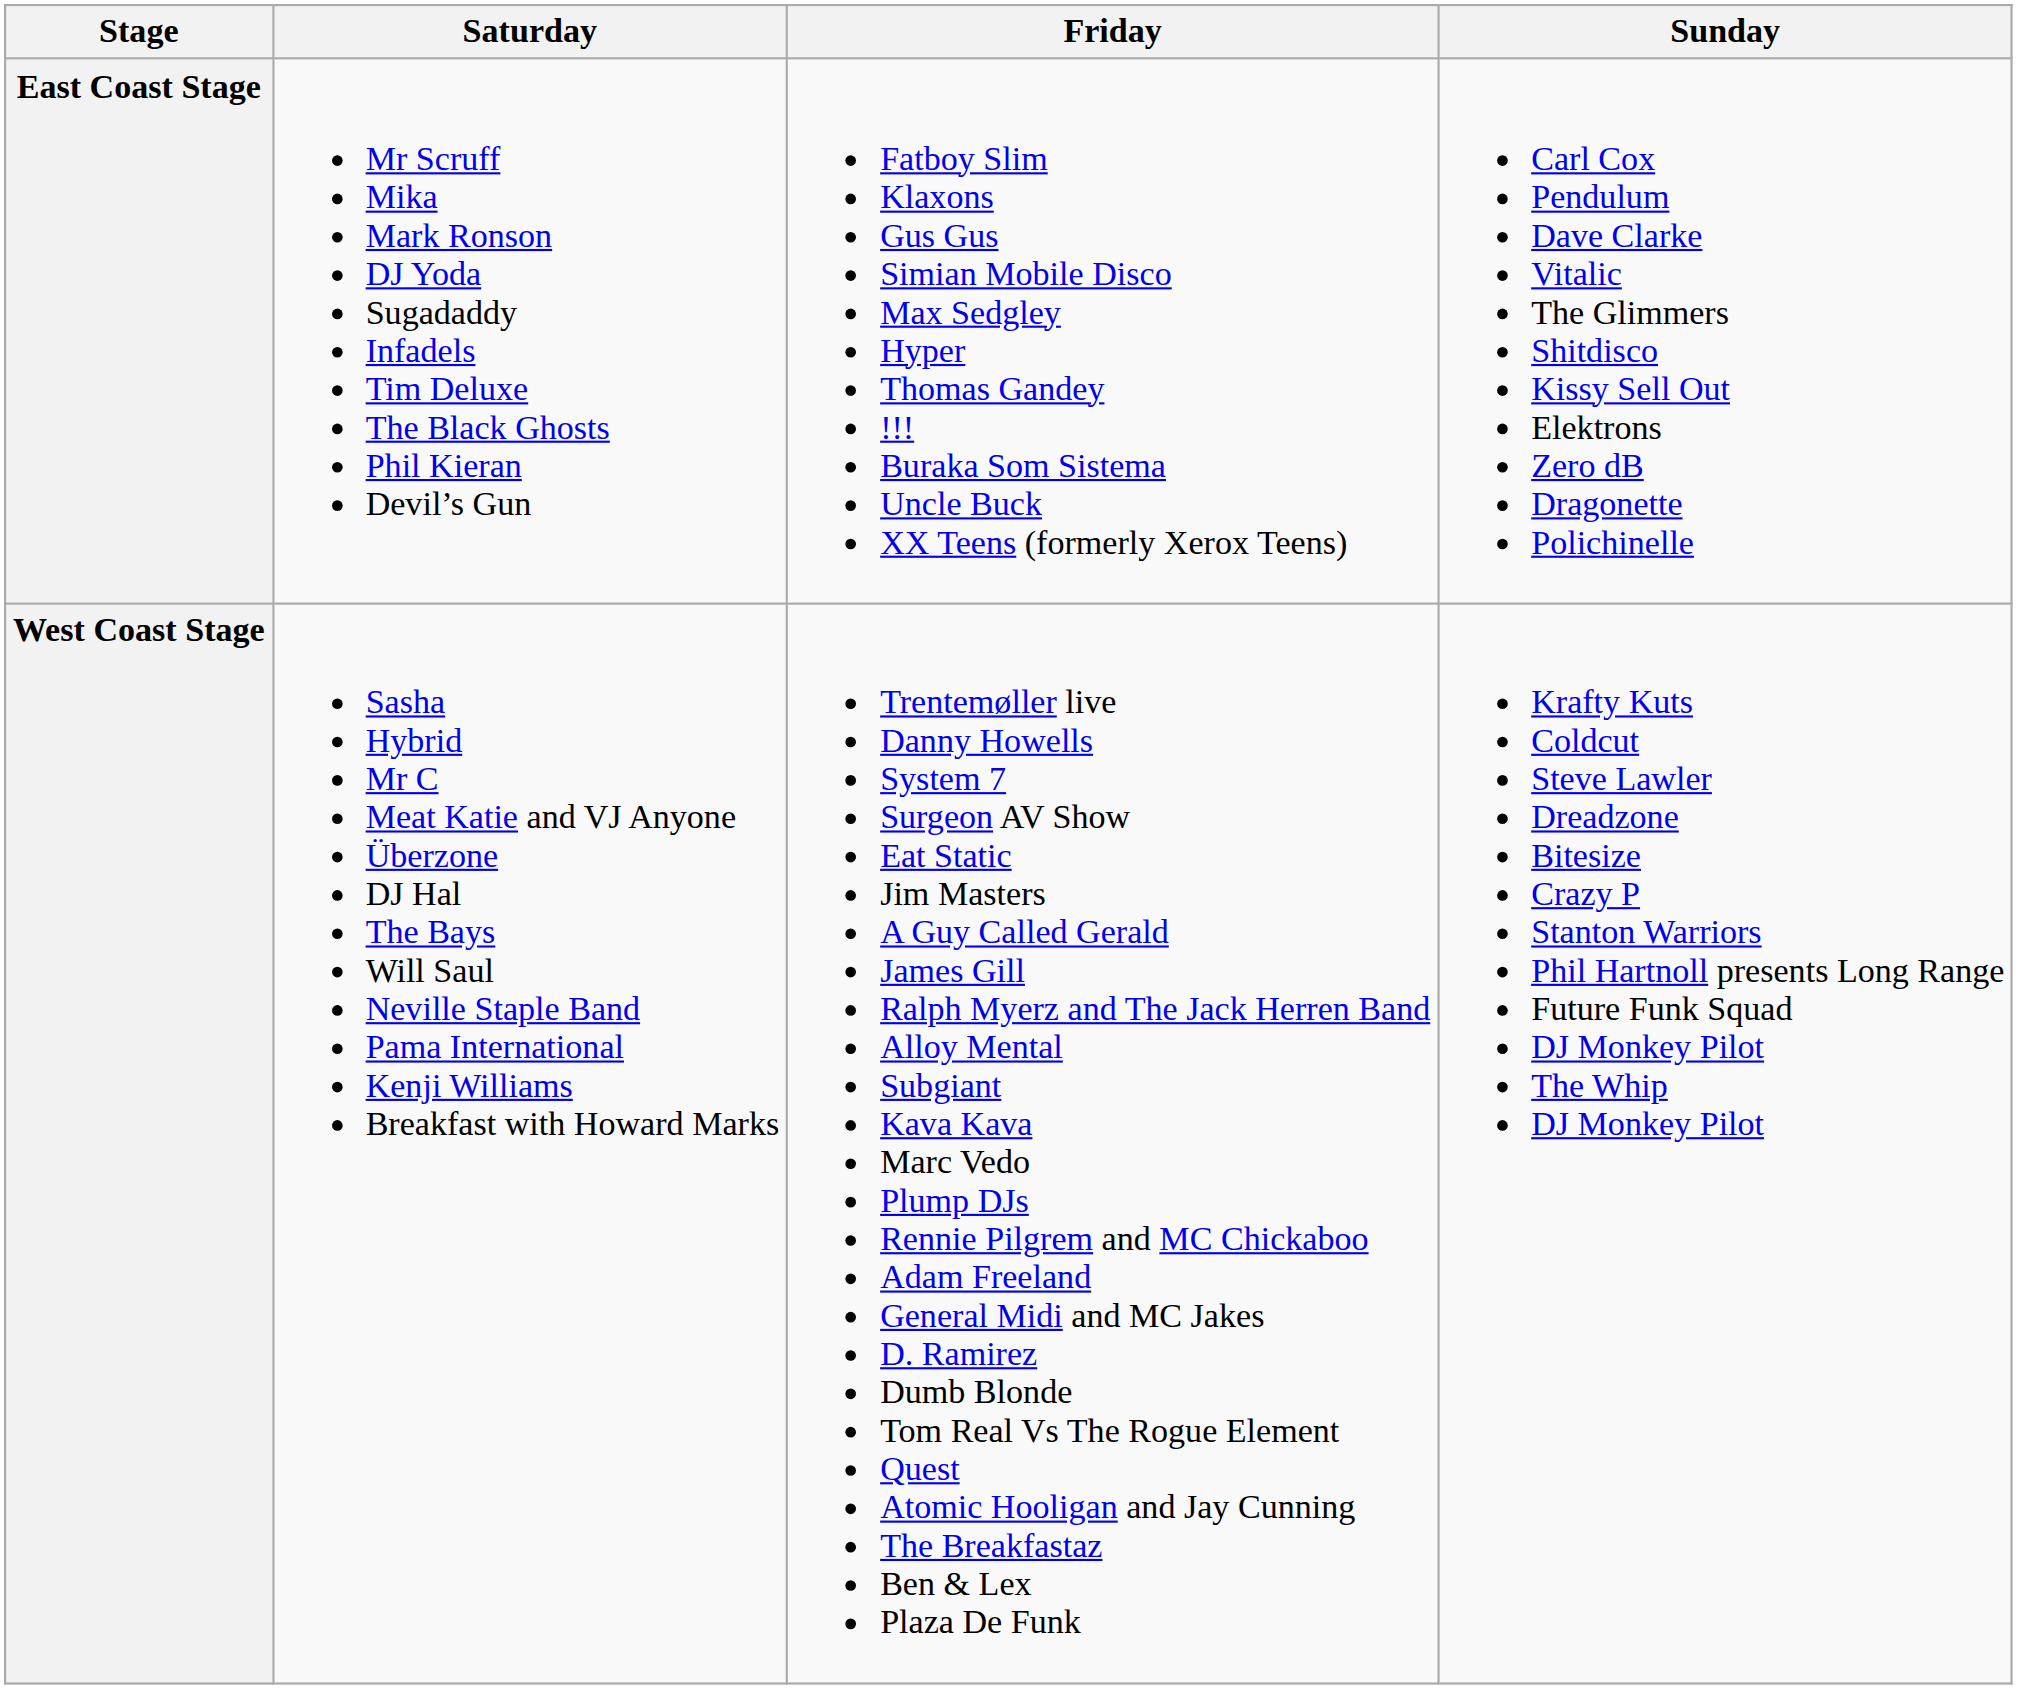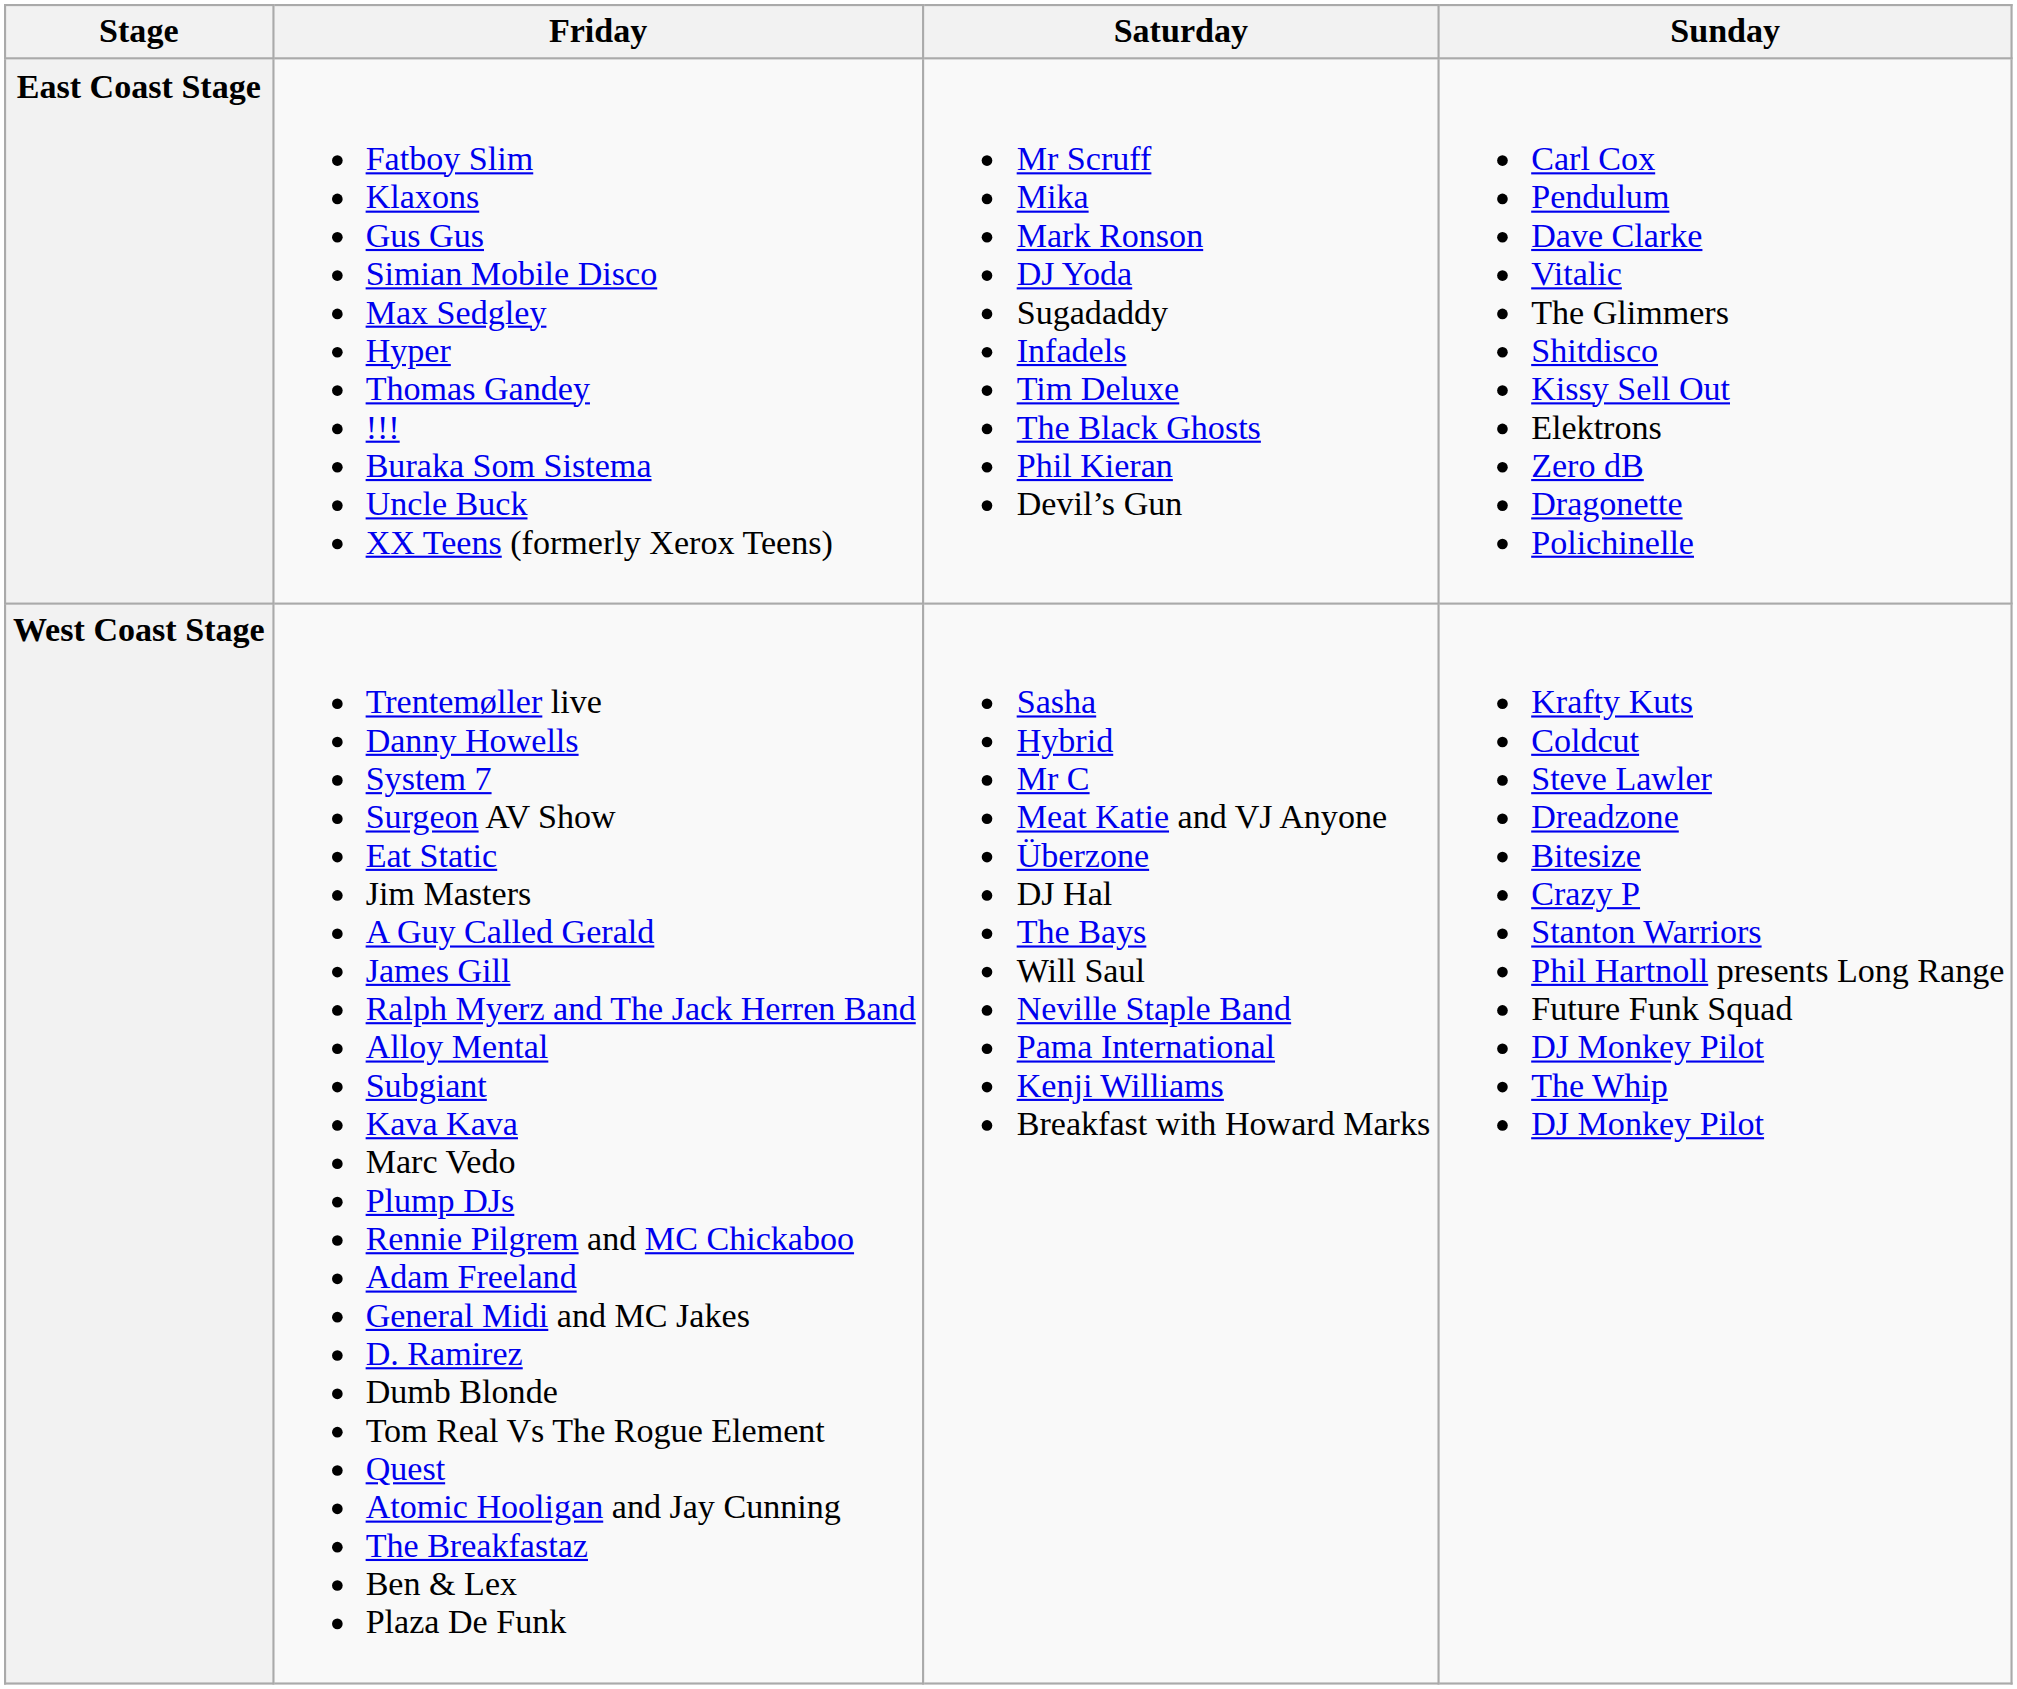columns swapped: (1113, 31) <-> (530, 31)
